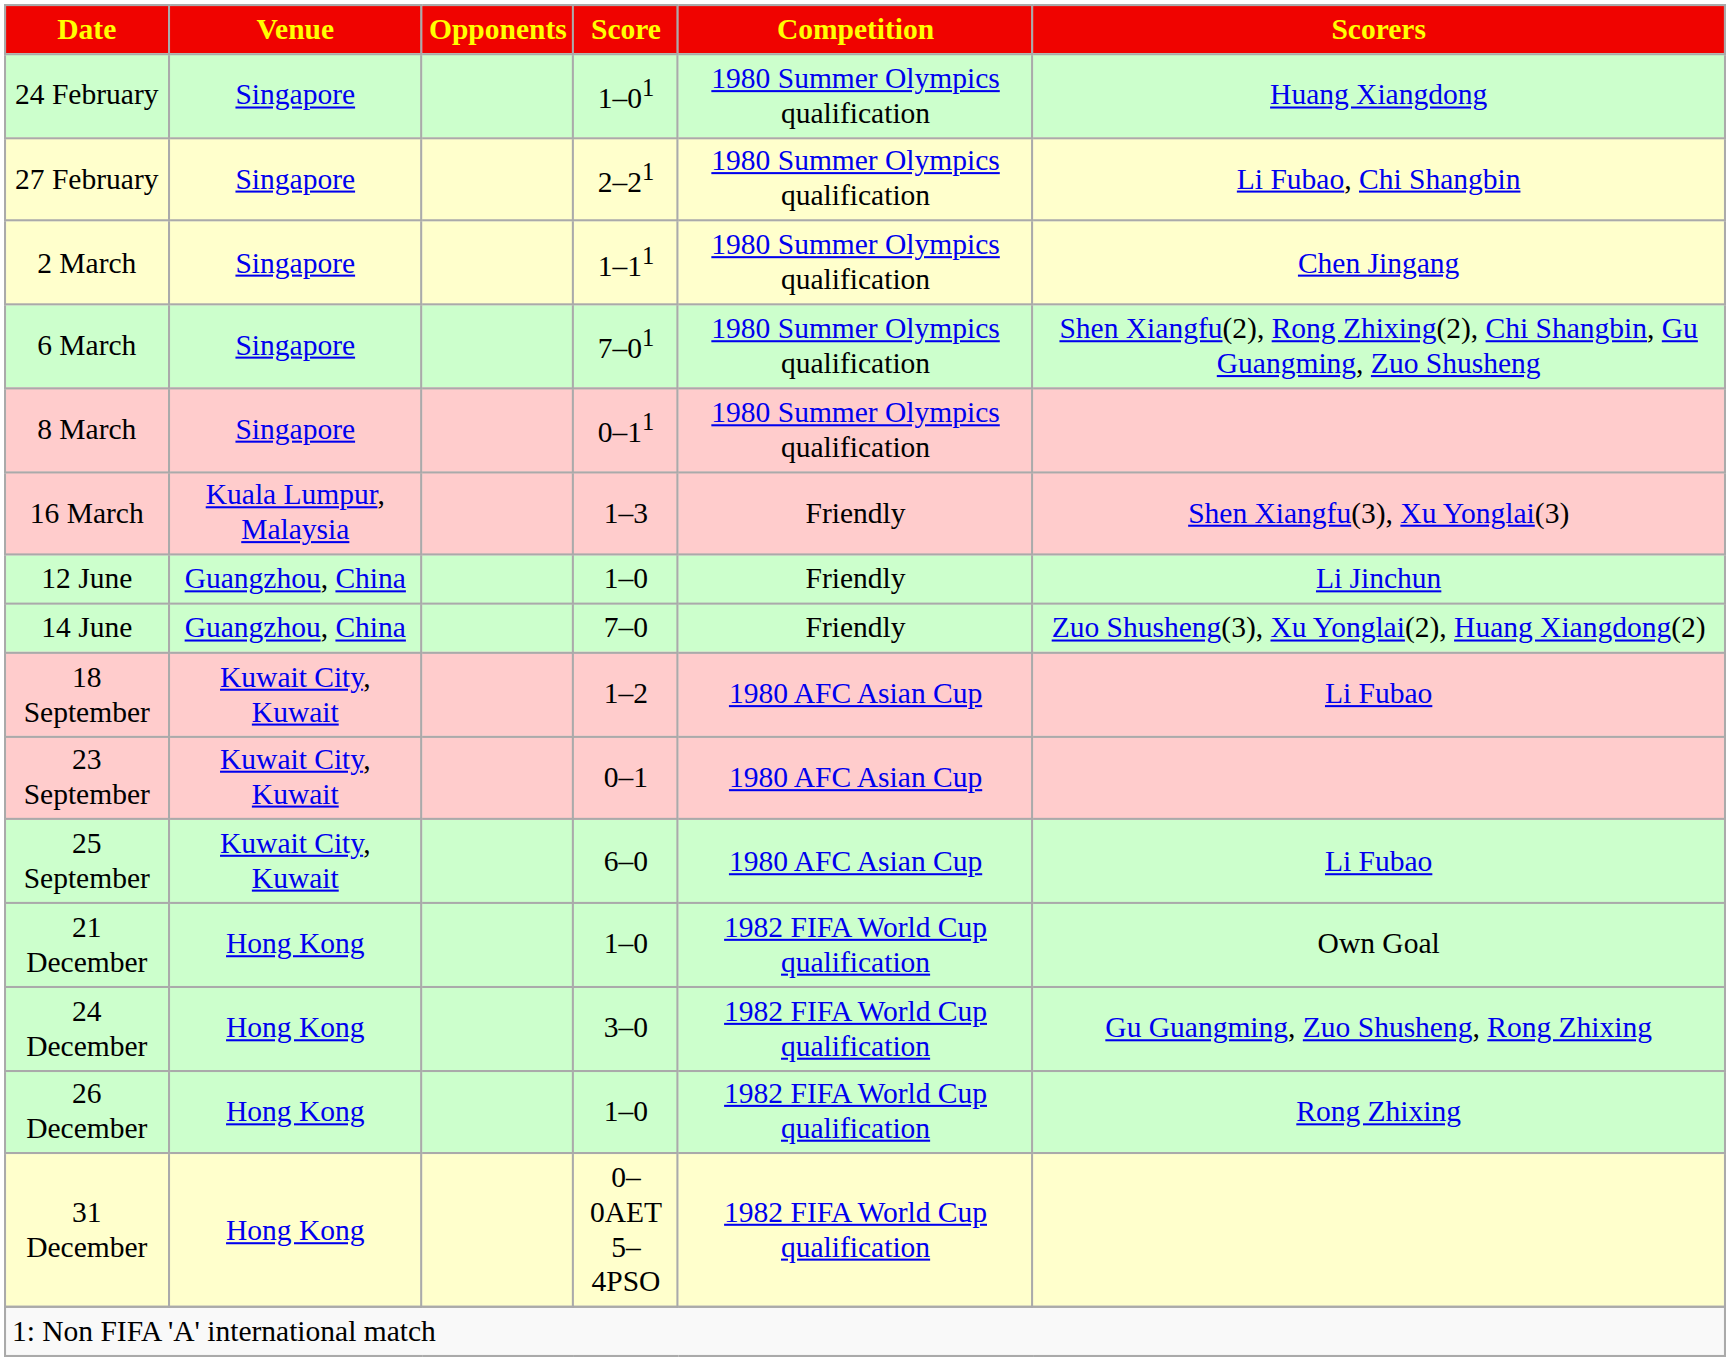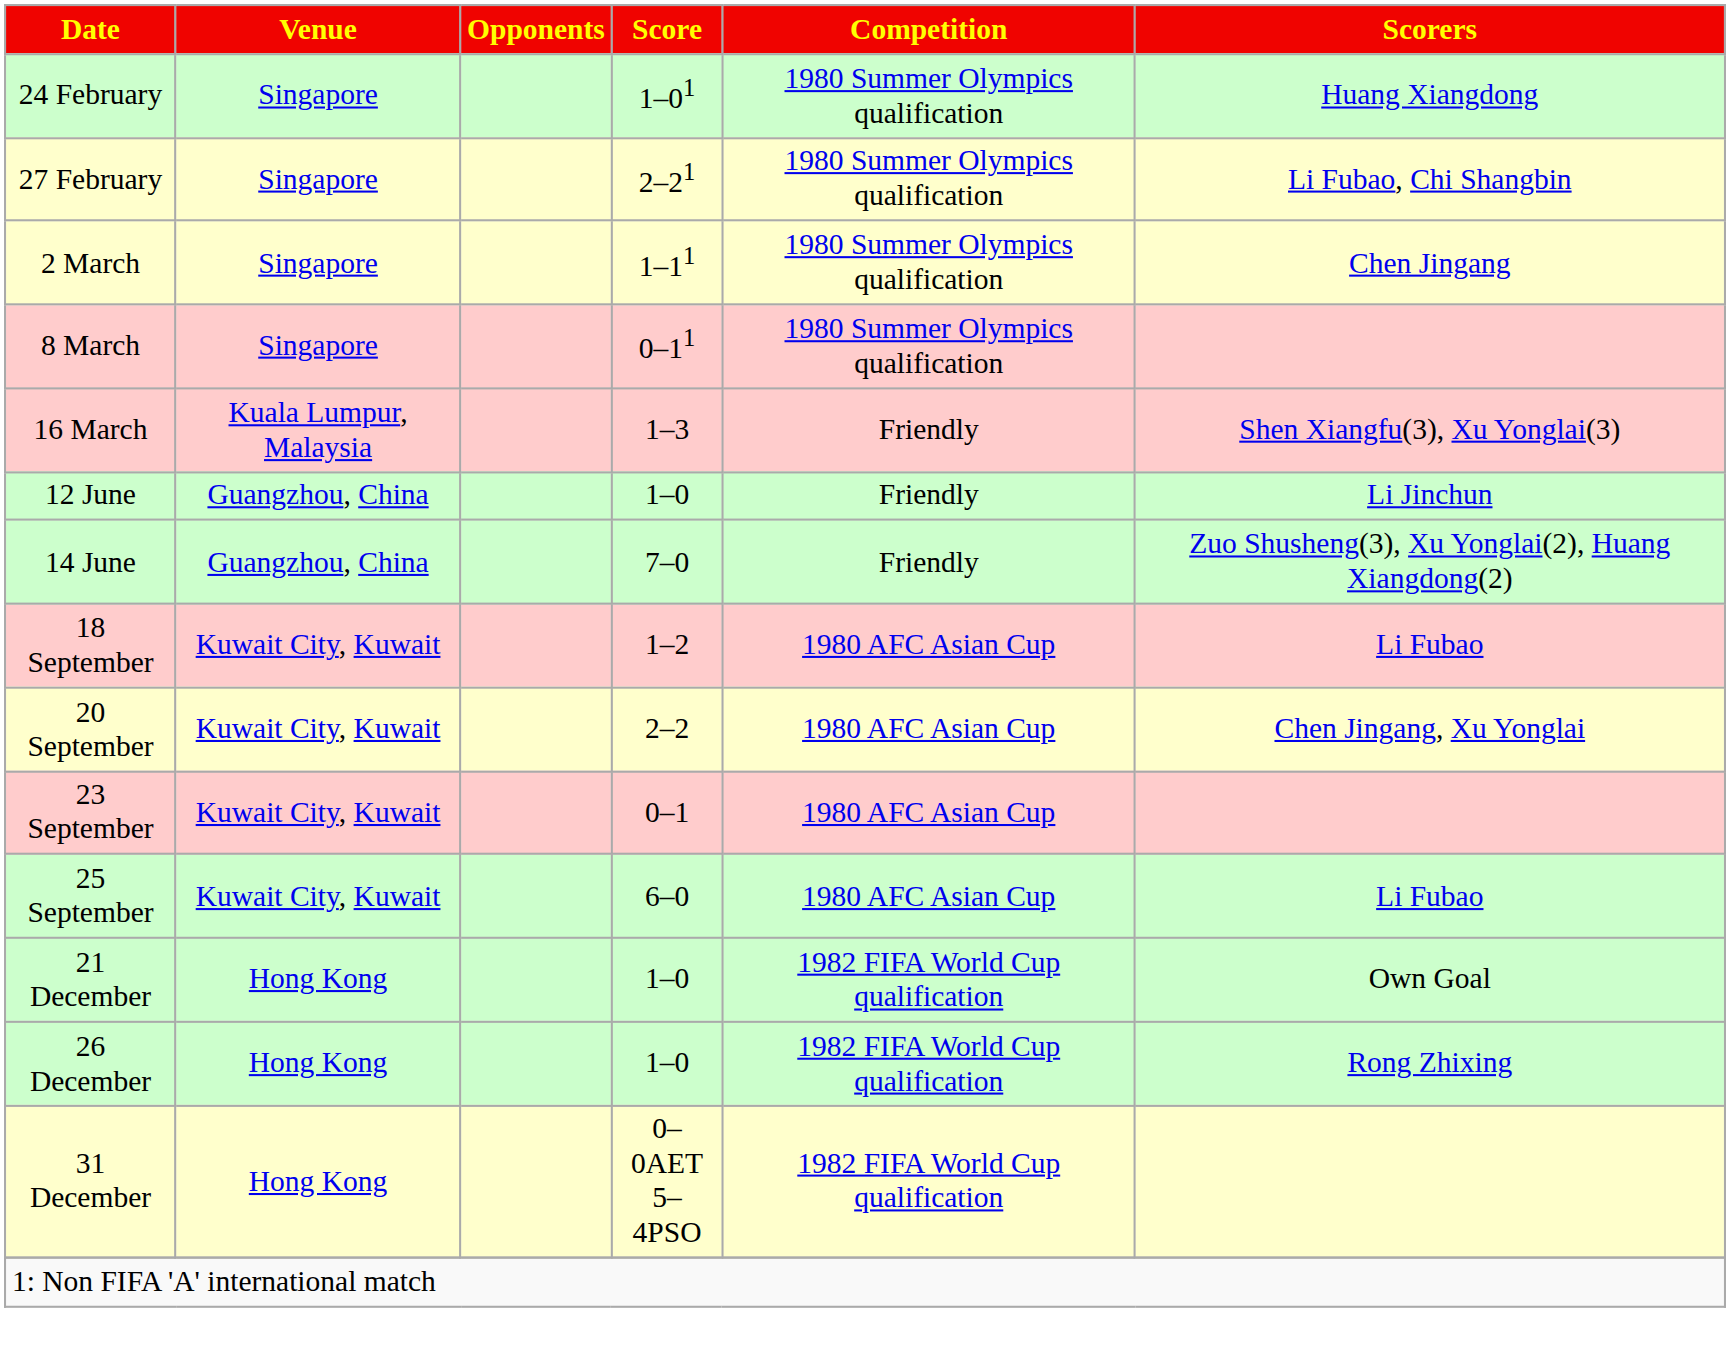- row: (87, 345)
+ row: (91, 728)
- row: (87, 1028)
